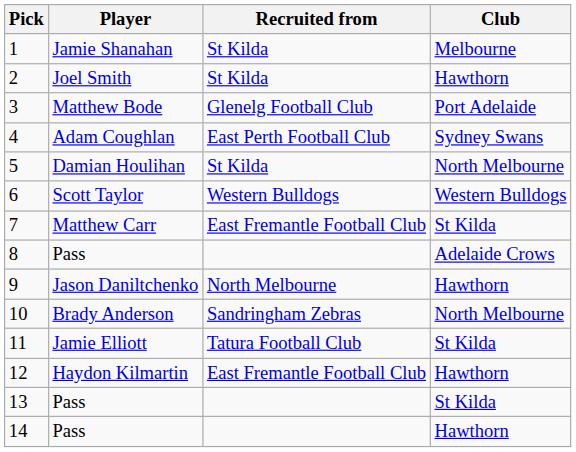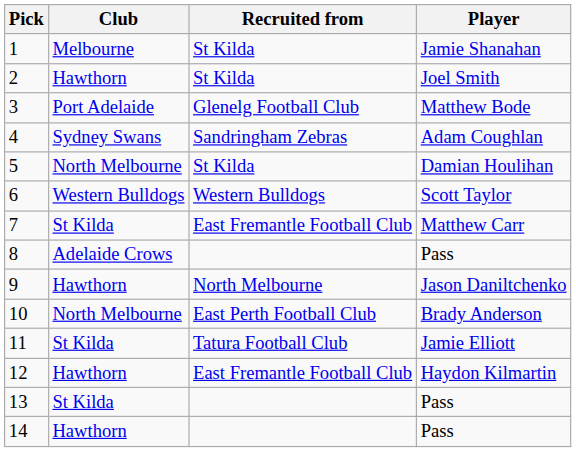columns swapped: (125, 19) <-> (501, 19)
(298, 136) East Perth Football Club -> (270, 136) Sandringham Zebras
(284, 313) Sandringham Zebras -> (285, 313) East Perth Football Club
